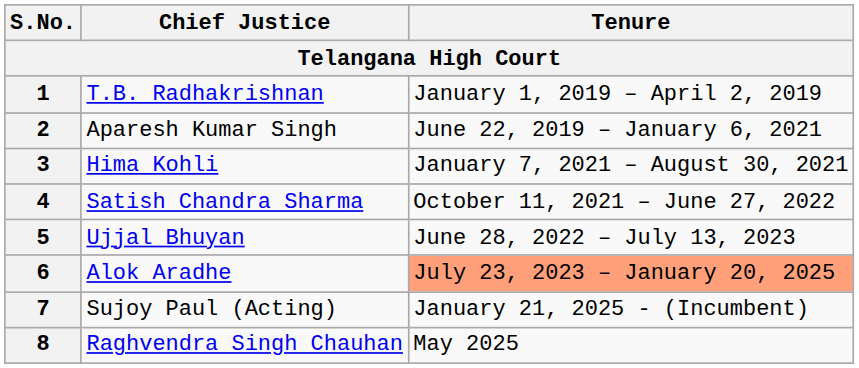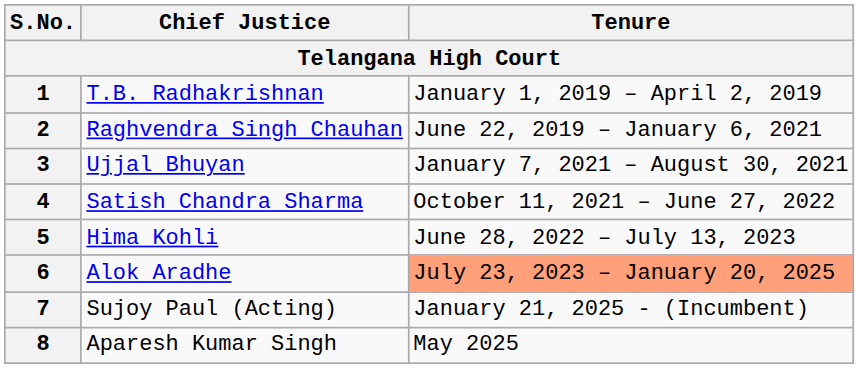(212, 130) Aparesh Kumar Singh -> (245, 130) Raghvendra Singh Chauhan
(152, 166) Hima Kohli -> (166, 166) Ujjal Bhuyan
(166, 238) Ujjal Bhuyan -> (152, 238) Hima Kohli
(245, 345) Raghvendra Singh Chauhan -> (212, 345) Aparesh Kumar Singh
